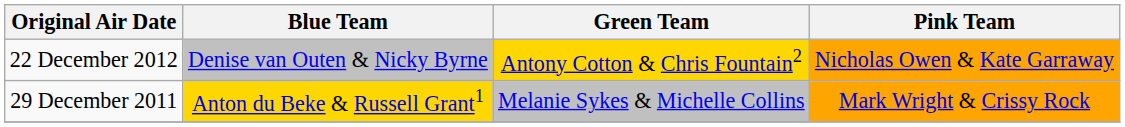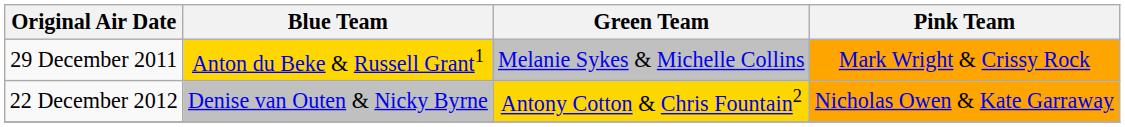rows swapped: (94, 100) <-> (94, 60)
